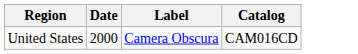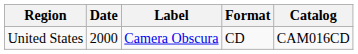+ column: (248, 15)
